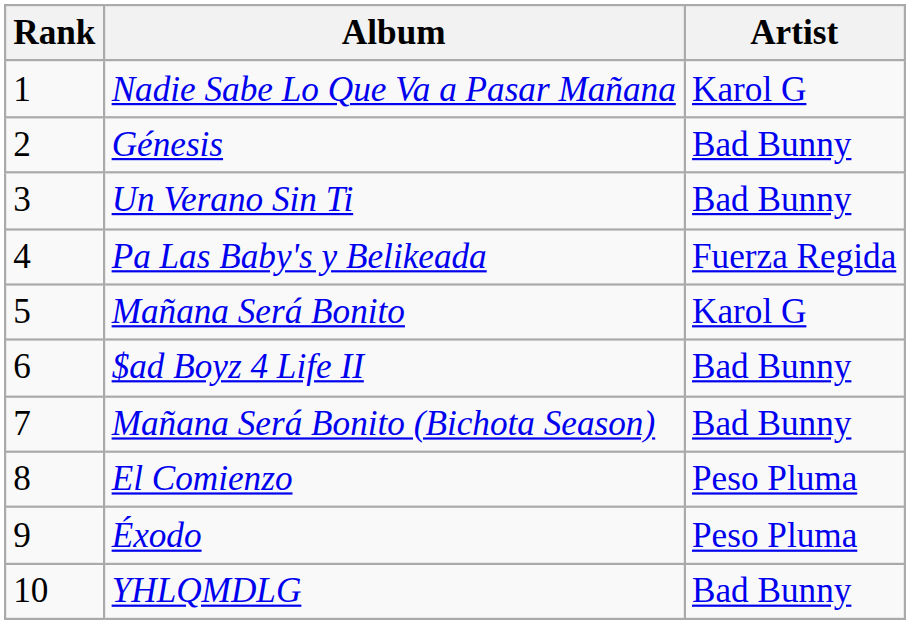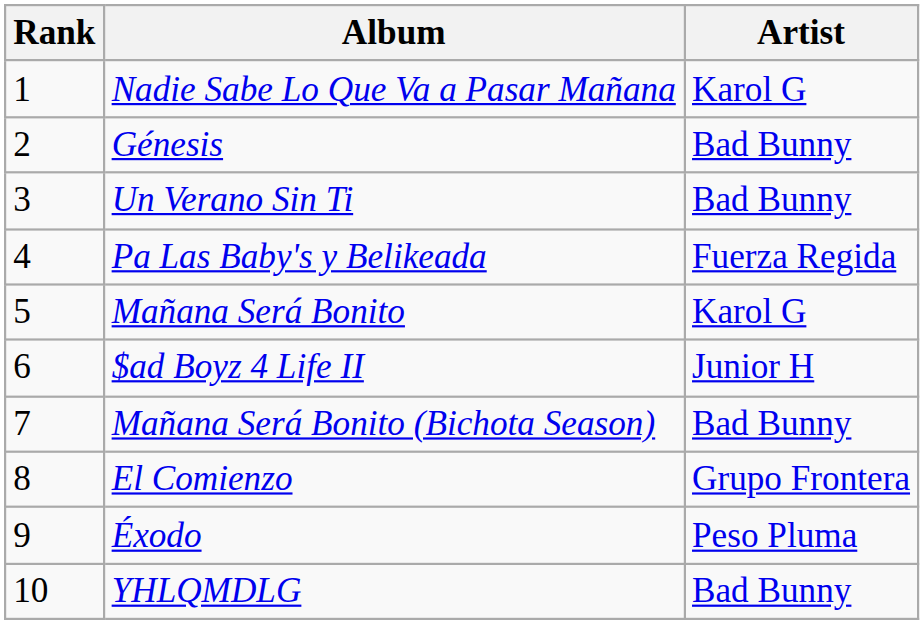(772, 367) Bad Bunny -> (753, 367) Junior H
(775, 479) Peso Pluma -> (801, 479) Grupo Frontera
